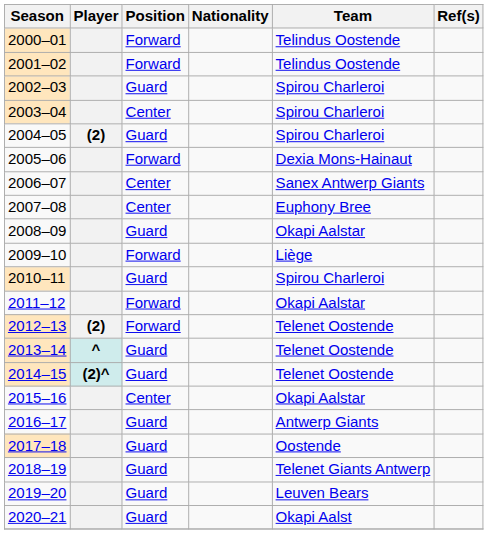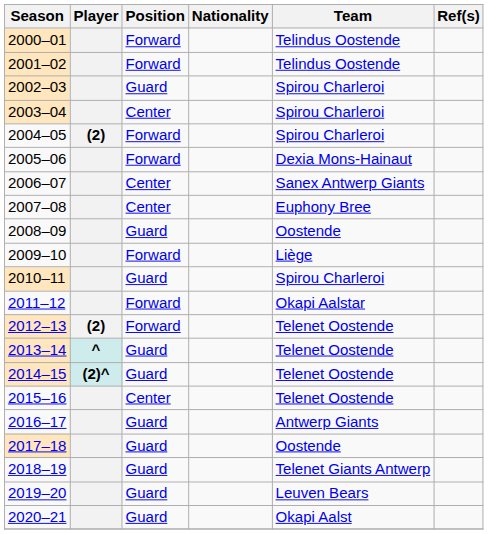(146, 135) Guard -> (153, 135) Forward
(320, 231) Okapi Aalstar -> (308, 231) Oostende
(320, 398) Okapi Aalstar -> (335, 398) Telenet Oostende
